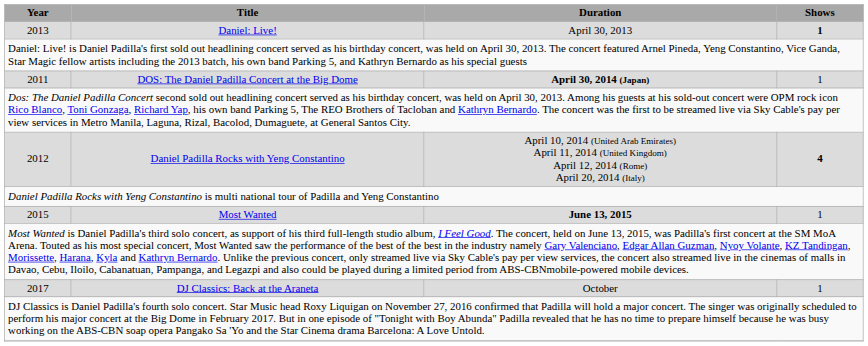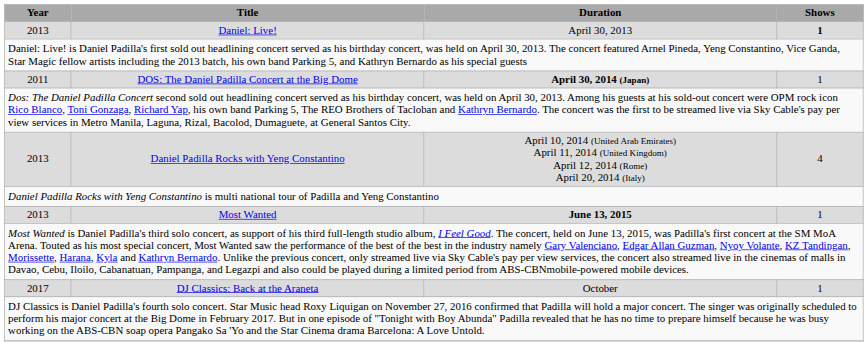(38, 159) 2012 -> (38, 159) 2013
(820, 159) bold -> (820, 159) normal
(38, 214) 2015 -> (38, 214) 2013
